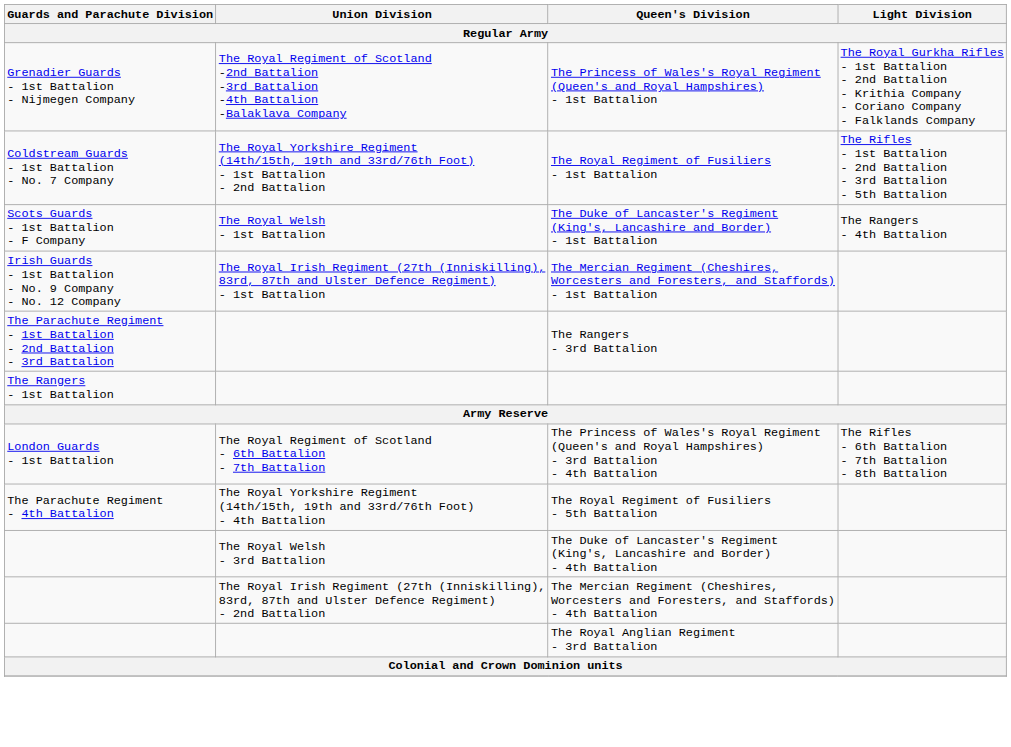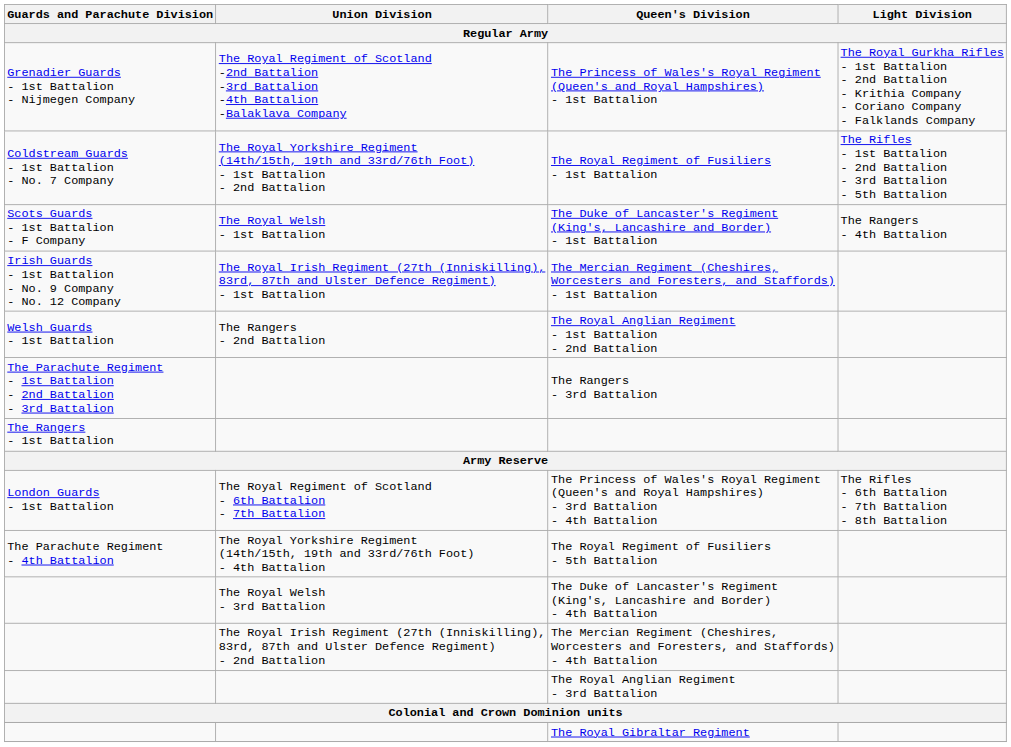+ row: (61, 335)
+ row: (110, 732)
